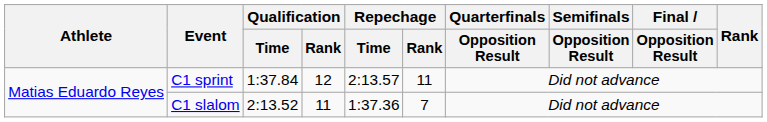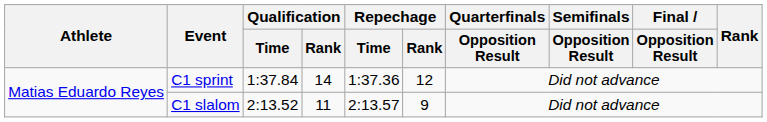(323, 80) 12 -> (323, 80) 14
(374, 80) 2:13.57 -> (374, 80) 1:37.36
(424, 80) 11 -> (424, 80) 12
(374, 105) 1:37.36 -> (374, 105) 2:13.57
(424, 105) 7 -> (424, 105) 9
